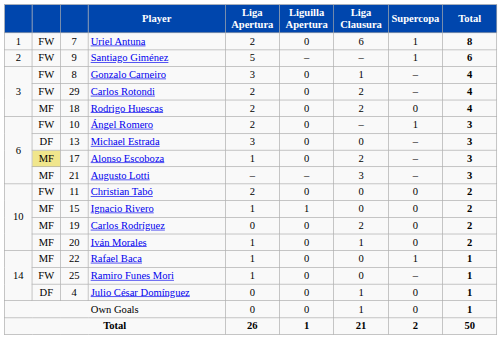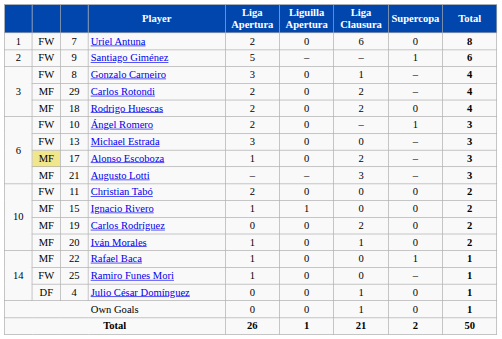(415, 41) 1 -> (415, 41) 0
(46, 91) FW -> (46, 91) MF
(46, 141) DF -> (46, 141) FW
